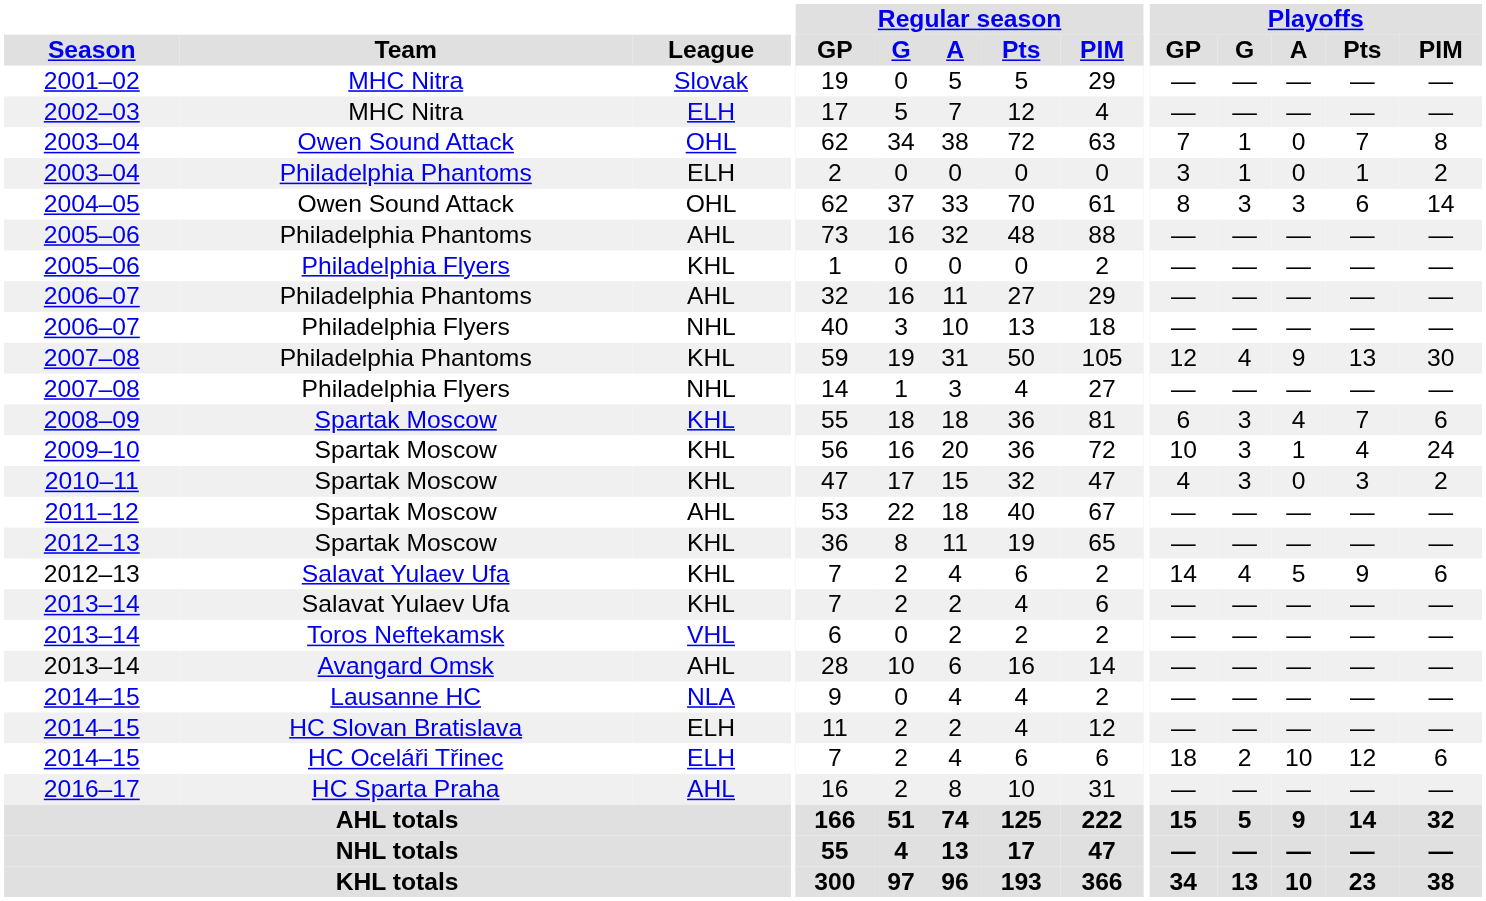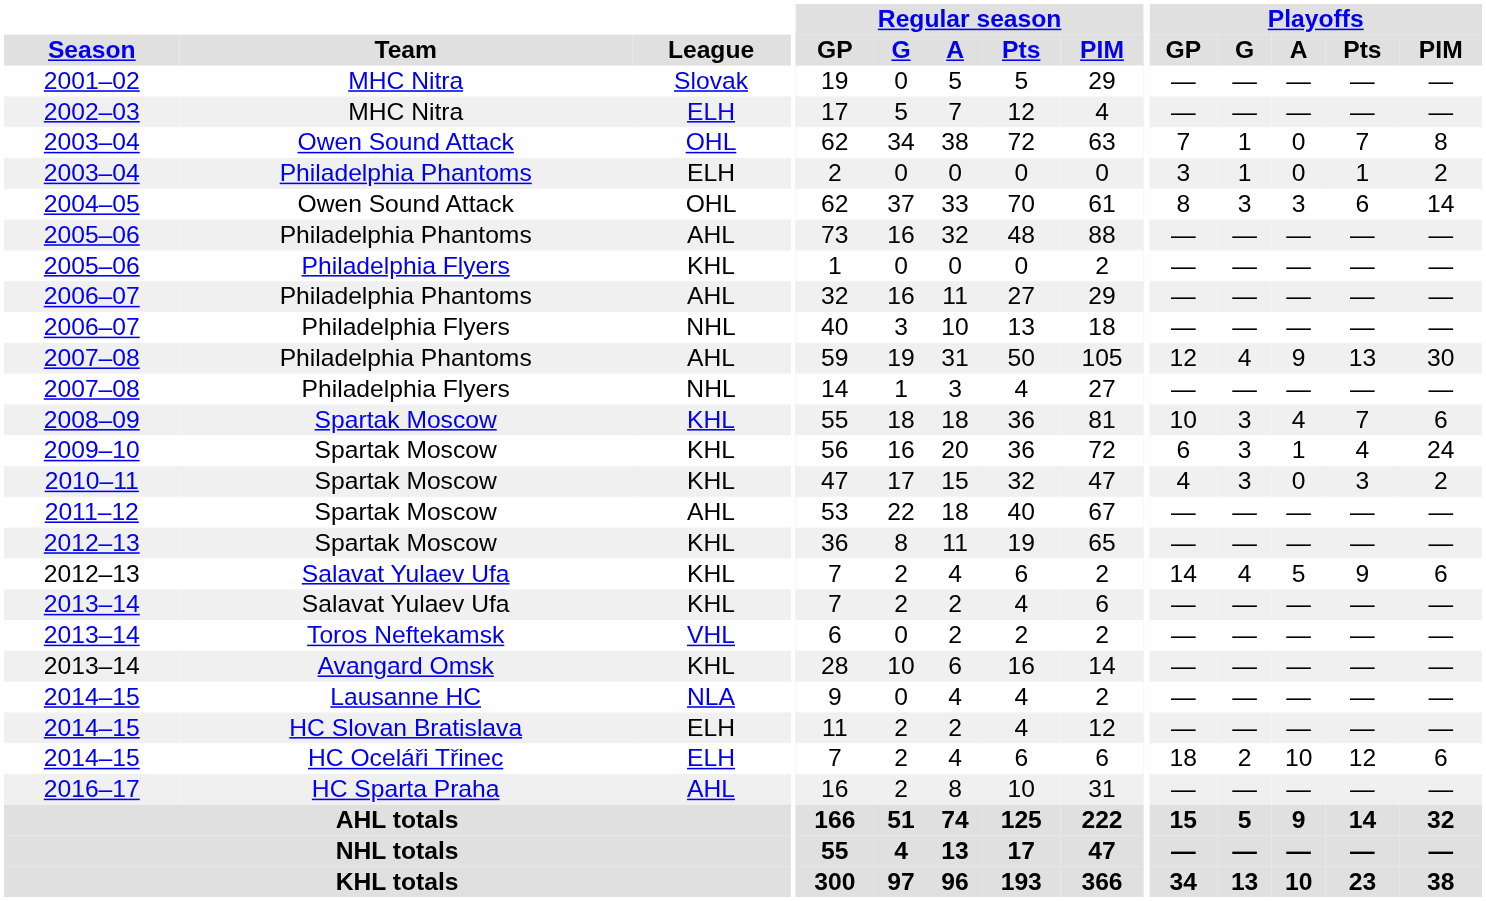(711, 357) KHL -> (711, 357) AHL
(1183, 419) 6 -> (1183, 419) 10
(1183, 450) 10 -> (1183, 450) 6
(711, 665) AHL -> (711, 665) KHL
